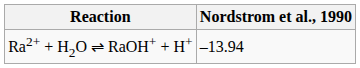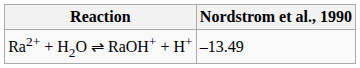(222, 46) –13.94 -> (222, 46) –13.49
